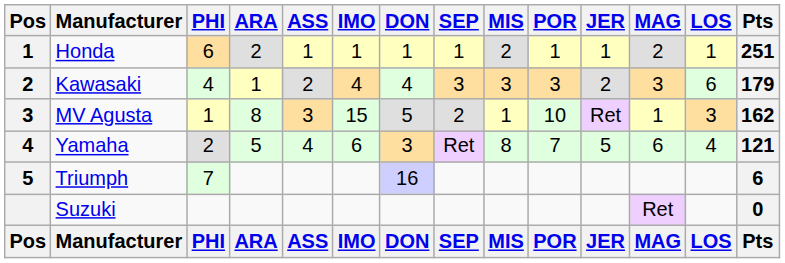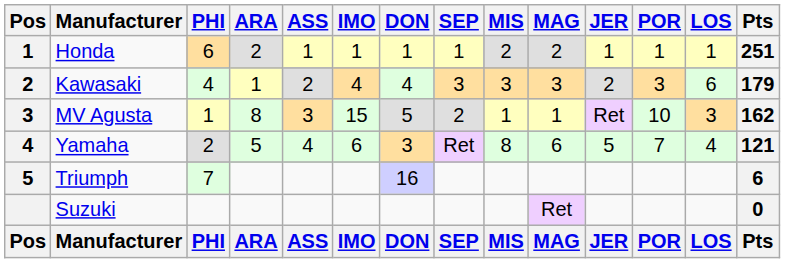columns swapped: (555, 20) <-> (658, 20)
